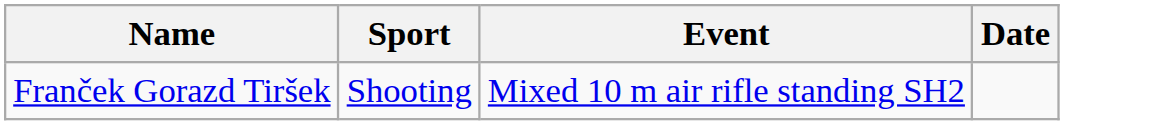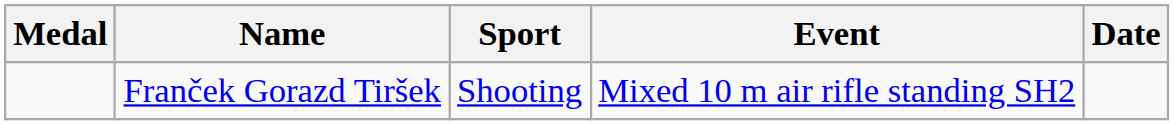+ column: (60, 33)
